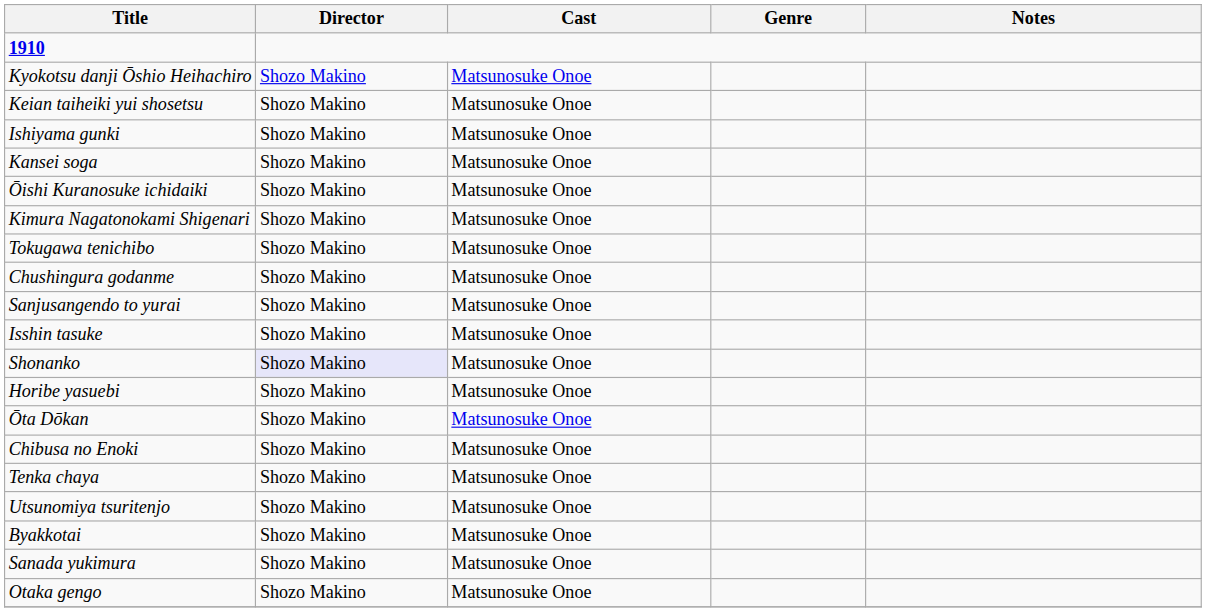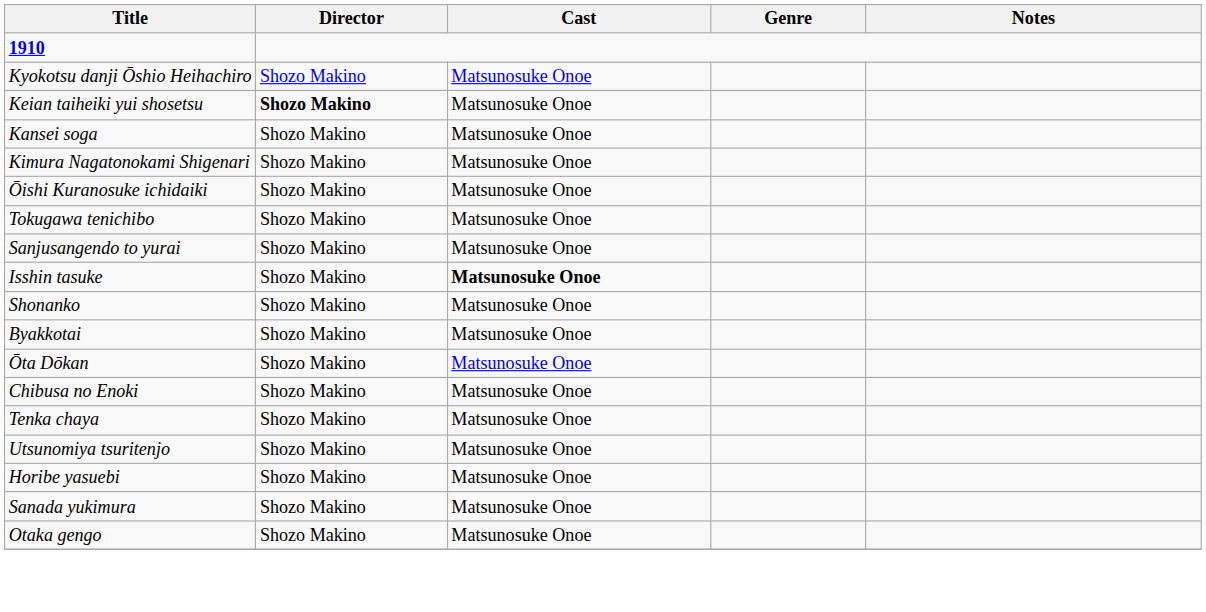(313, 104) normal -> (315, 104) bold
- row: (64, 133)
rows swapped: (129, 219) <-> (108, 190)
- row: (91, 276)
(521, 334) normal -> (526, 276) bold
(313, 362) lavender background -> (313, 305) no background
rows swapped: (45, 534) <-> (64, 391)
